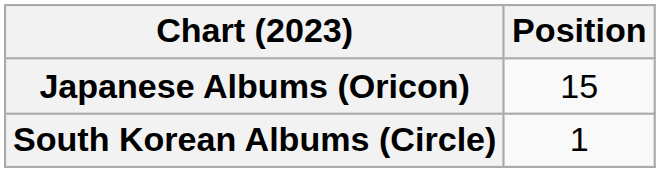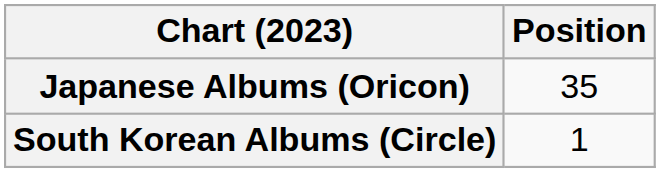(579, 85) 15 -> (579, 85) 35
